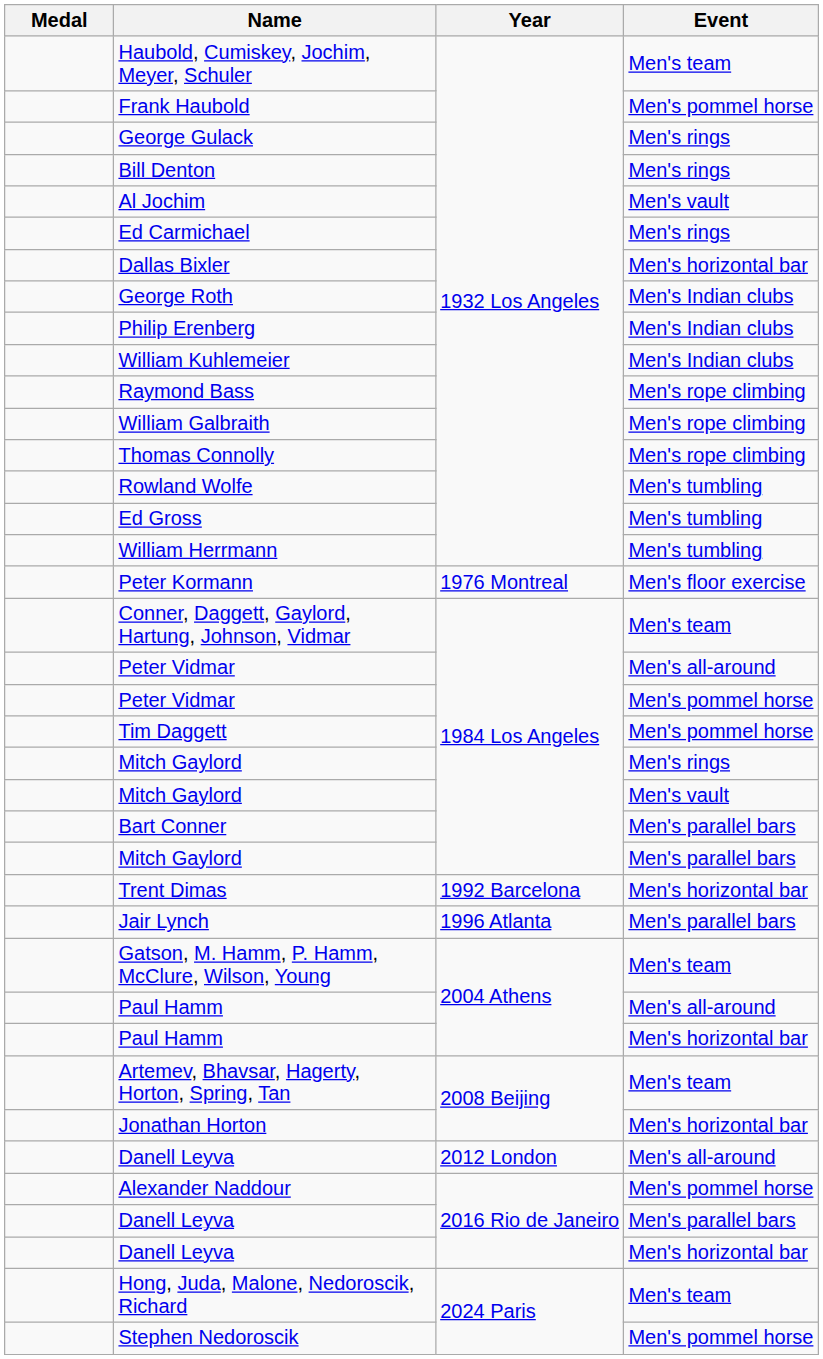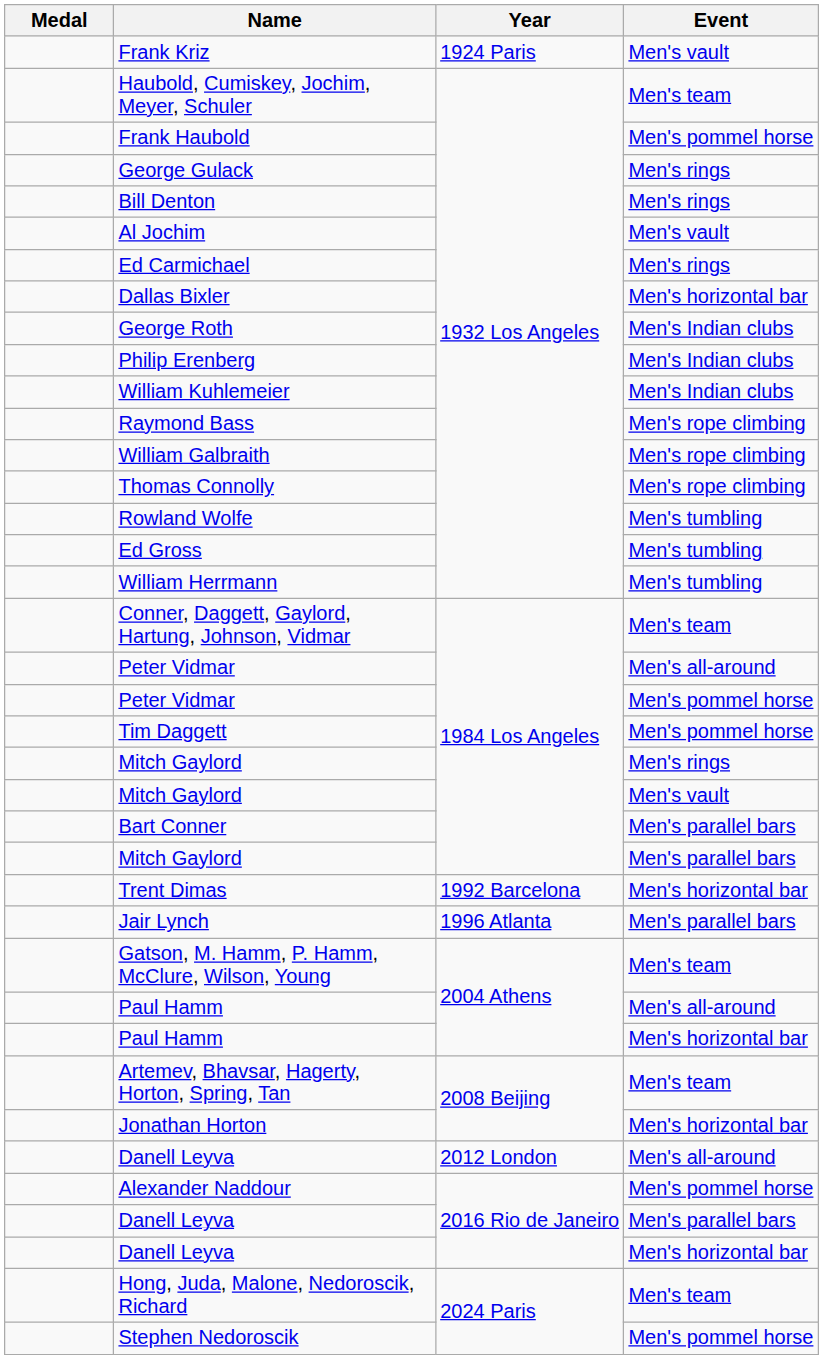+ row: (164, 52)
- row: (186, 582)
